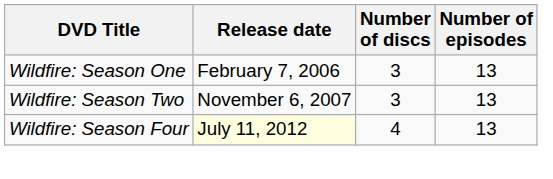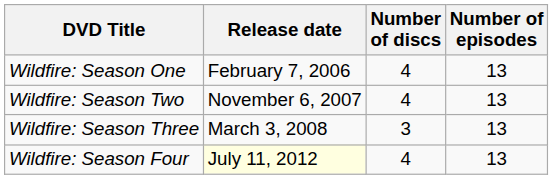(395, 70) 3 -> (406, 70) 4
(395, 99) 3 -> (406, 99) 4
+ row: (104, 129)
